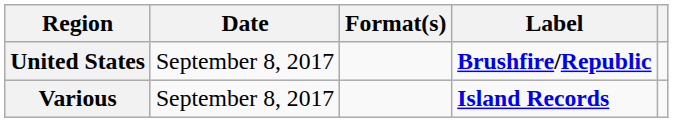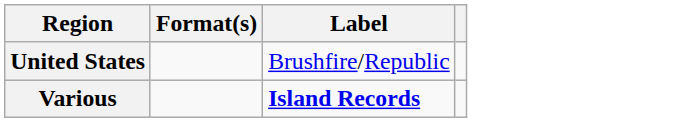- column: (245, 23)
(554, 60) bold -> (359, 60) normal
